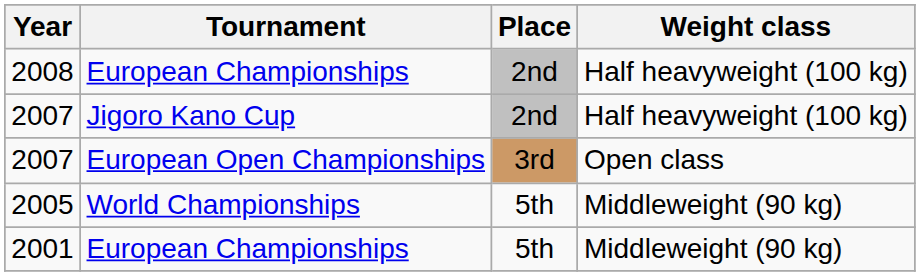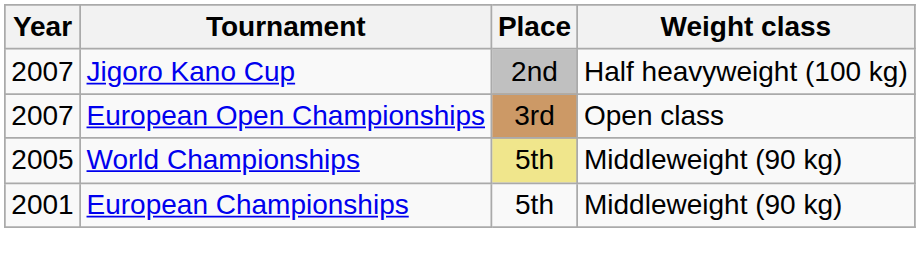- row: (42, 71)
(534, 204) no background -> (534, 159) khaki background
